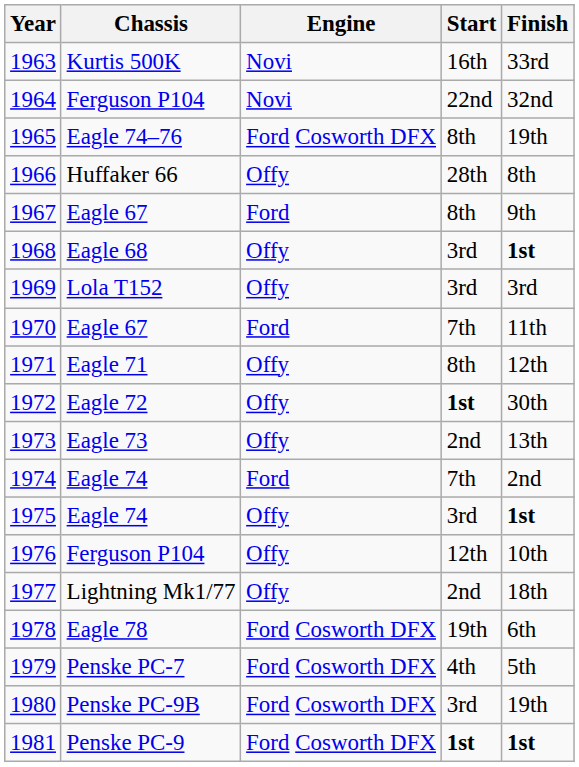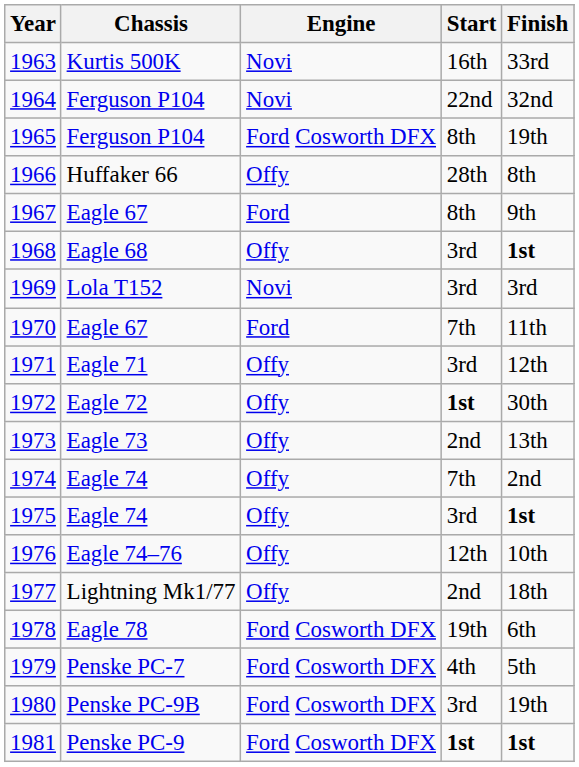(124, 137) Eagle 74–76 -> (136, 137) Ferguson P104
(268, 288) Offy -> (269, 288) Novi
(461, 364) 8th -> (462, 364) 3rd
(268, 477) Ford -> (268, 477) Offy
(136, 553) Ferguson P104 -> (124, 553) Eagle 74–76
